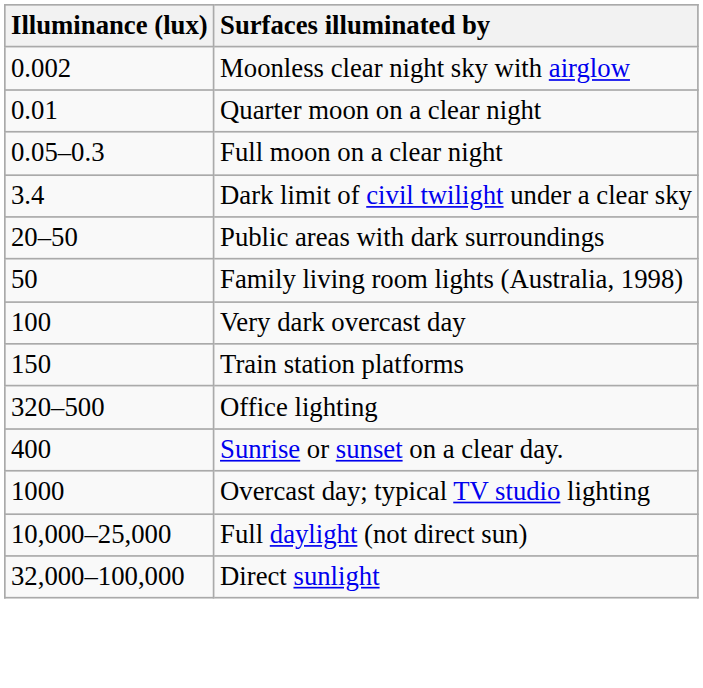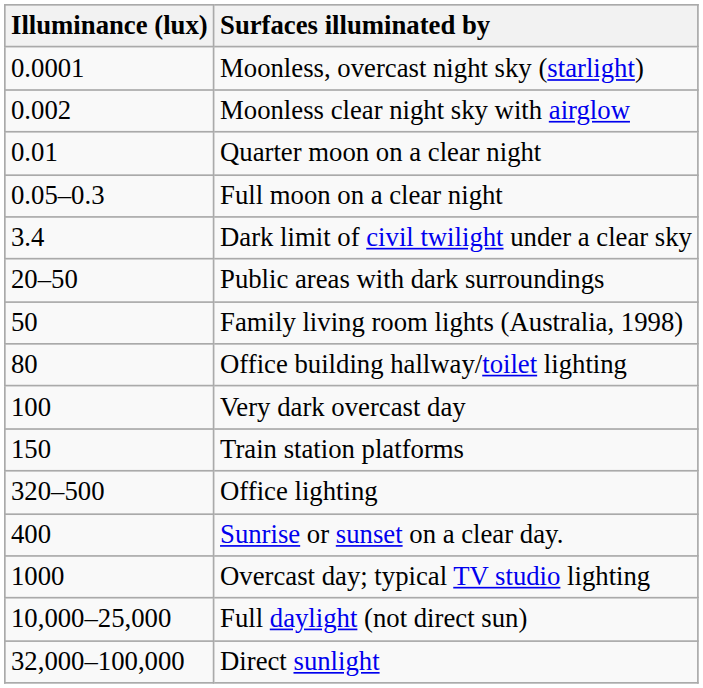+ row: (432, 68)
+ row: (423, 364)
